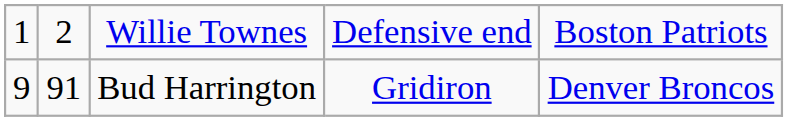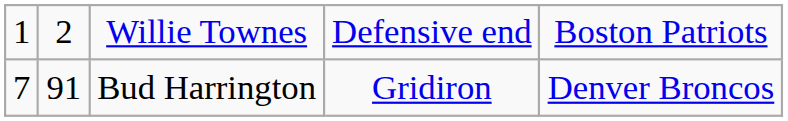(22, 87) 9 -> (22, 87) 7
